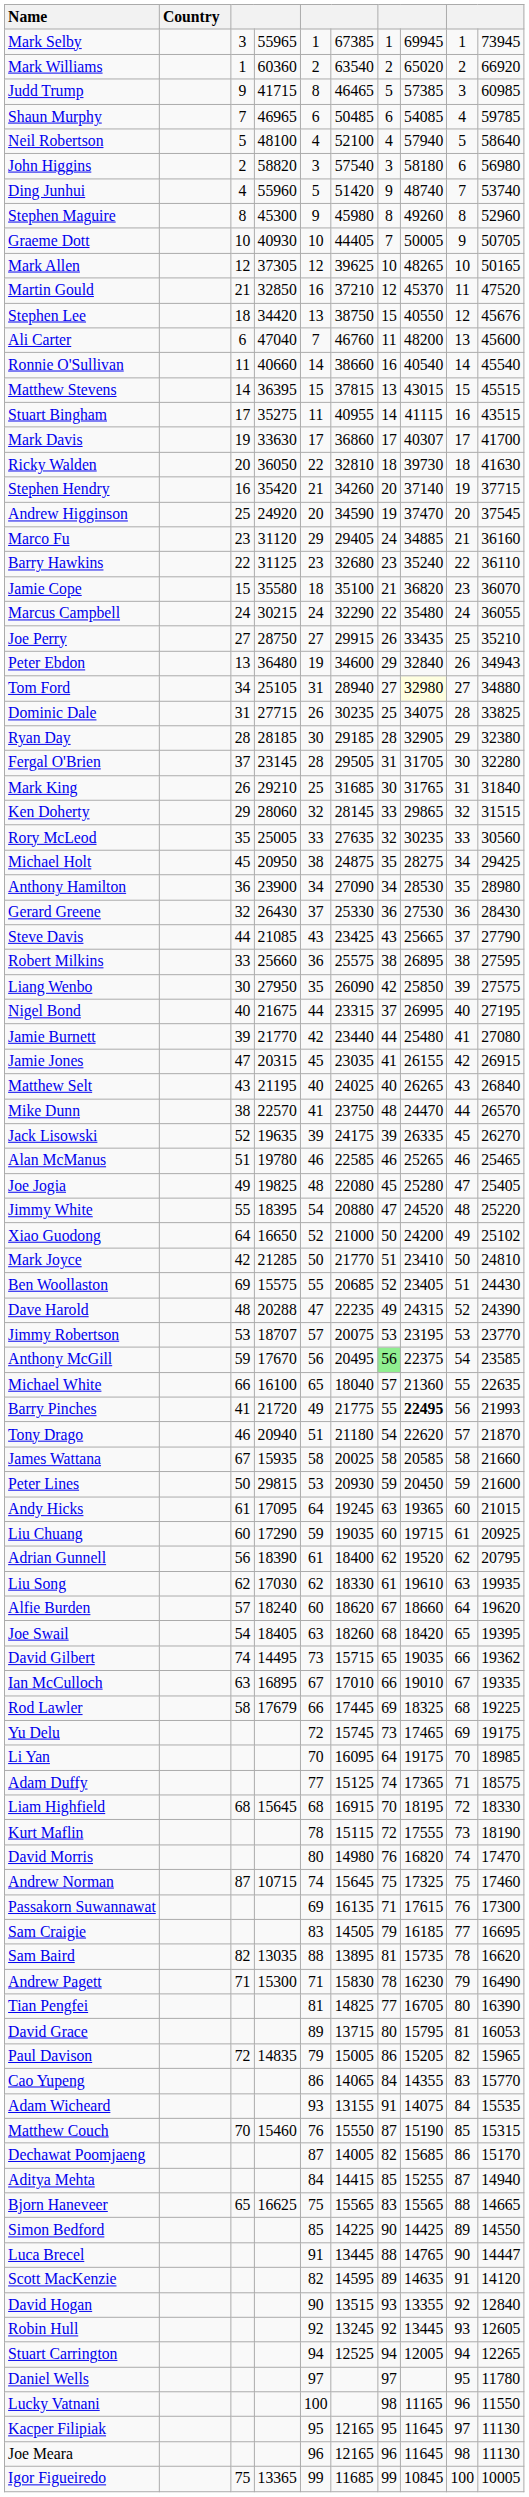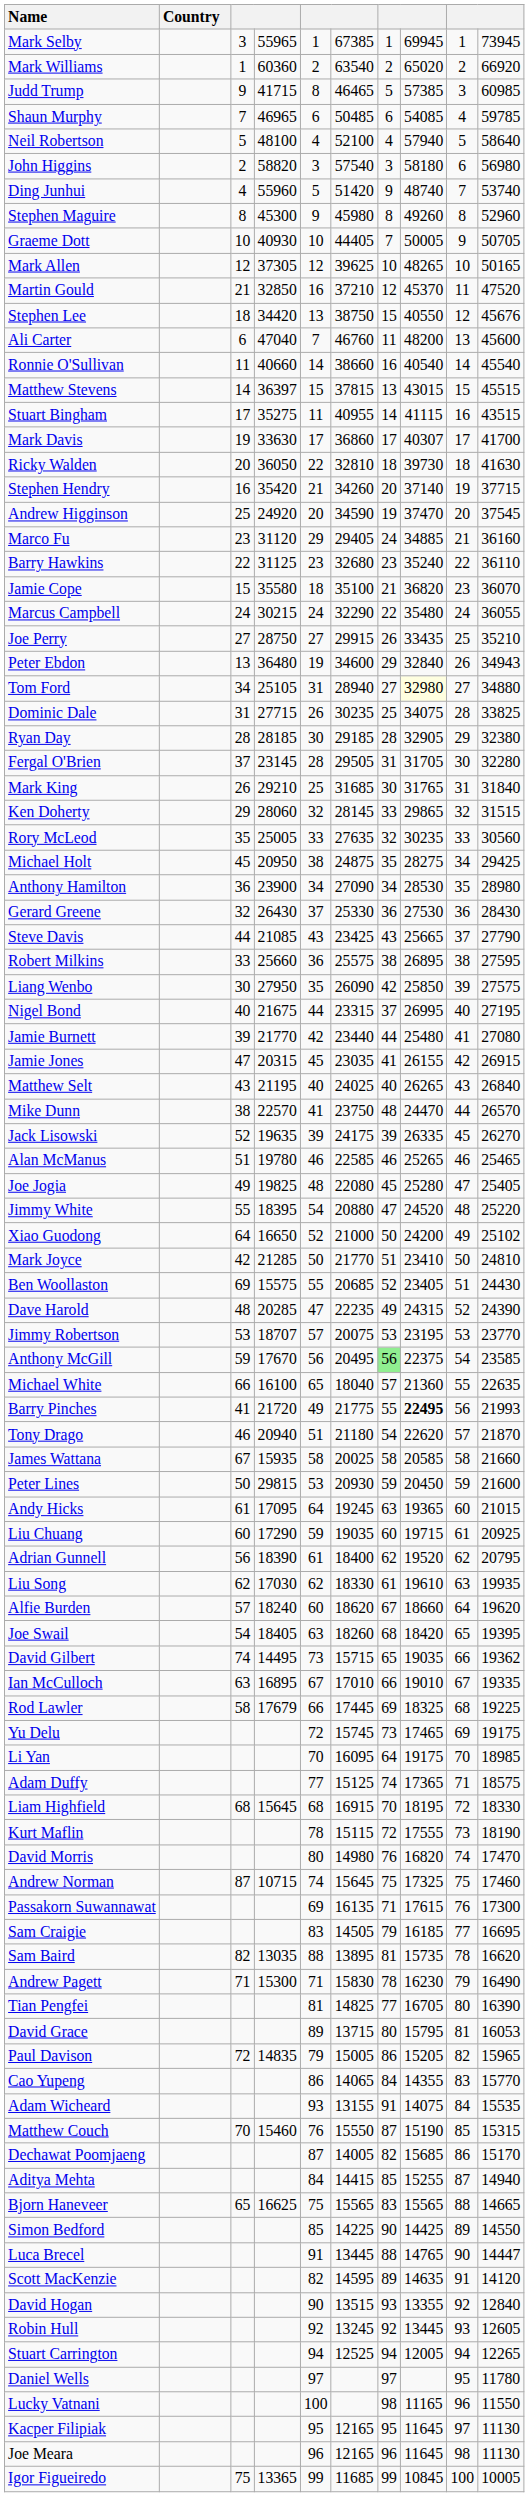(277, 389) 36395 -> (277, 389) 36397
(277, 1310) 20288 -> (277, 1310) 20285
